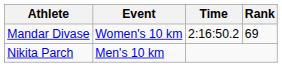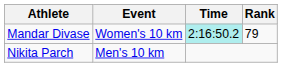(214, 34) no background -> (214, 34) paleturquoise background
(252, 34) 69 -> (252, 34) 79
